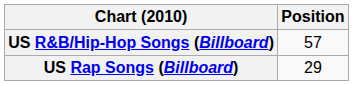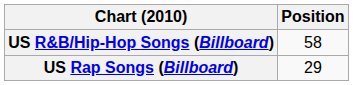(313, 42) 57 -> (313, 42) 58
